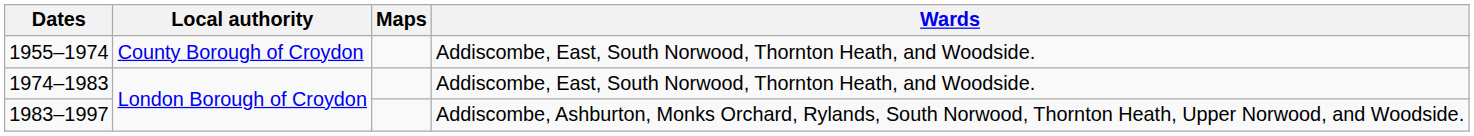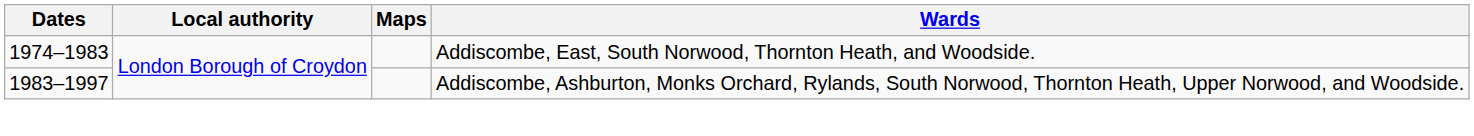- row: (59, 51)
